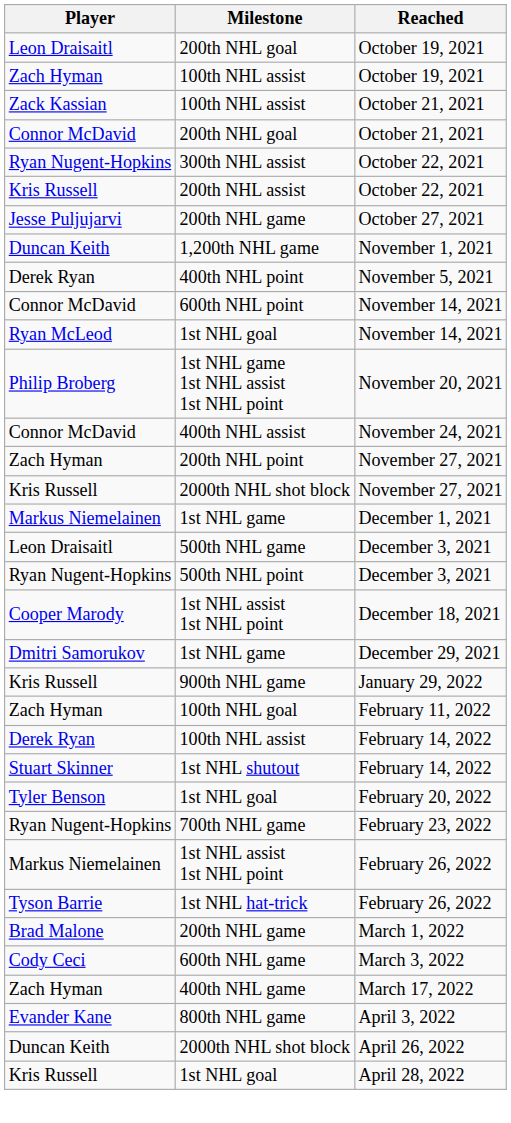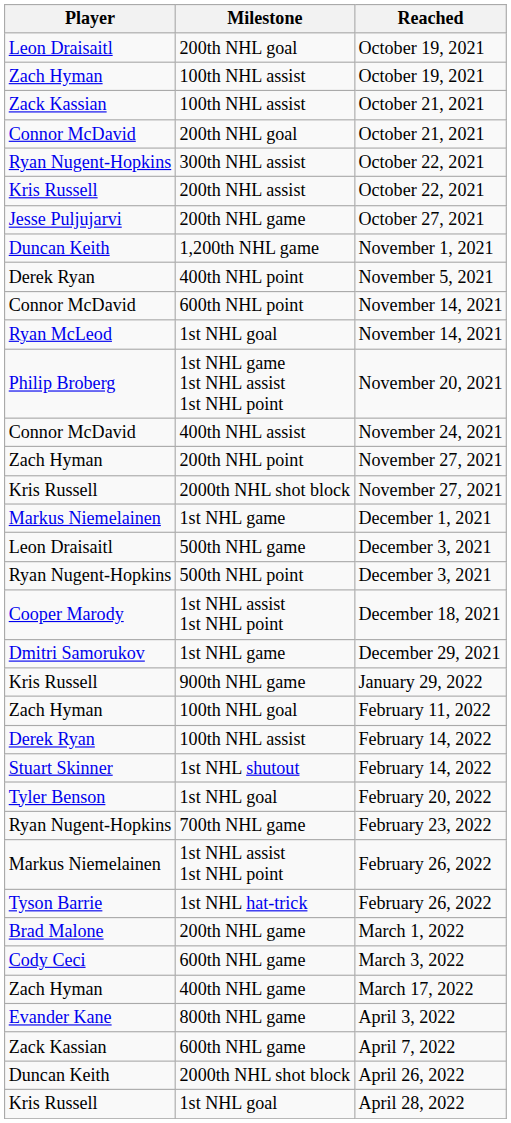+ row: (242, 1046)
